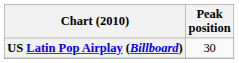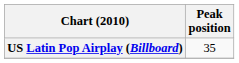(210, 48) 30 -> (210, 48) 35
